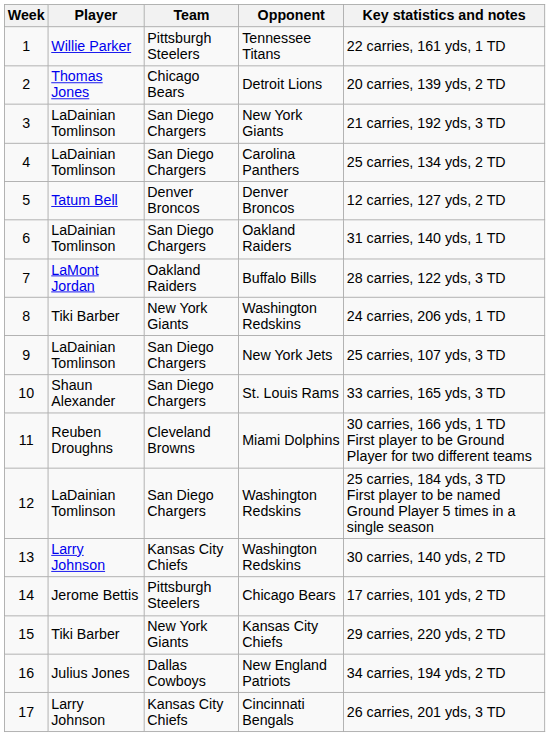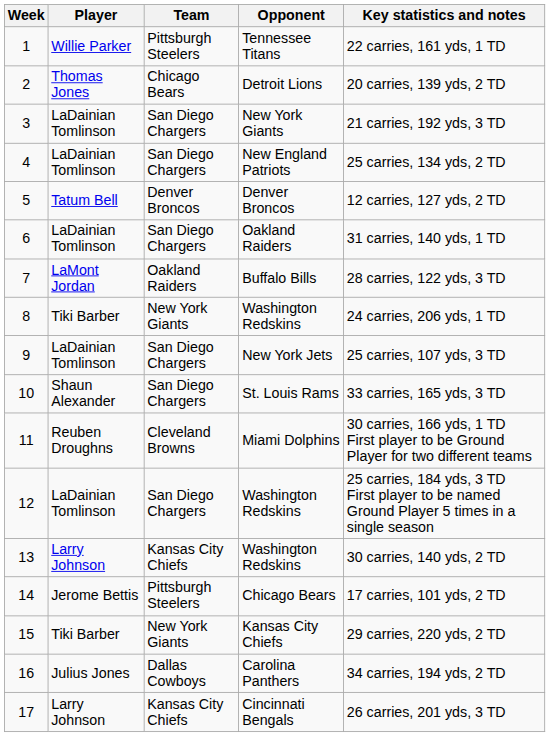(271, 162) Carolina Panthers -> (285, 162) New England Patriots
(285, 673) New England Patriots -> (271, 673) Carolina Panthers
